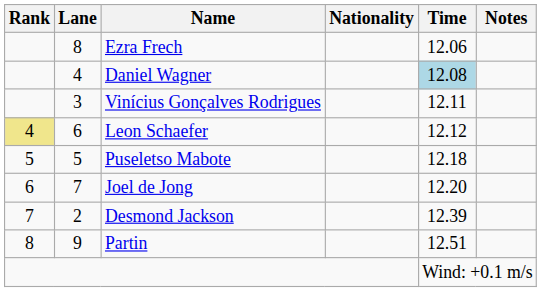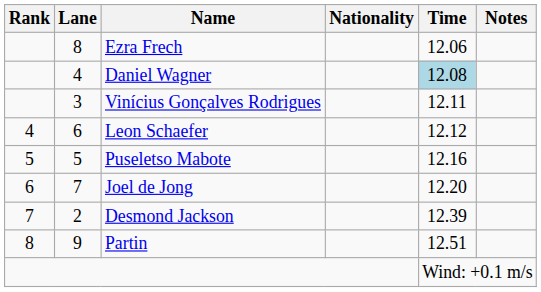(29, 131) khaki background -> (29, 131) no background
(447, 159) 12.18 -> (447, 159) 12.16
